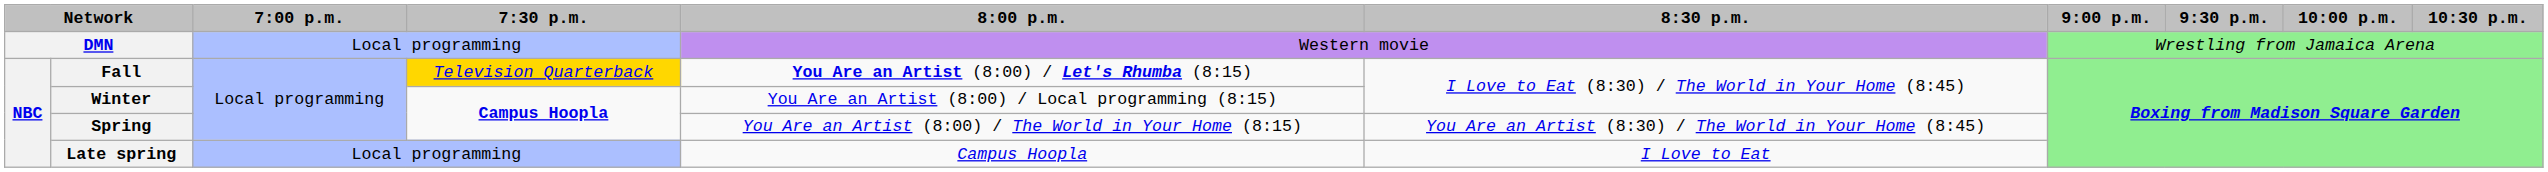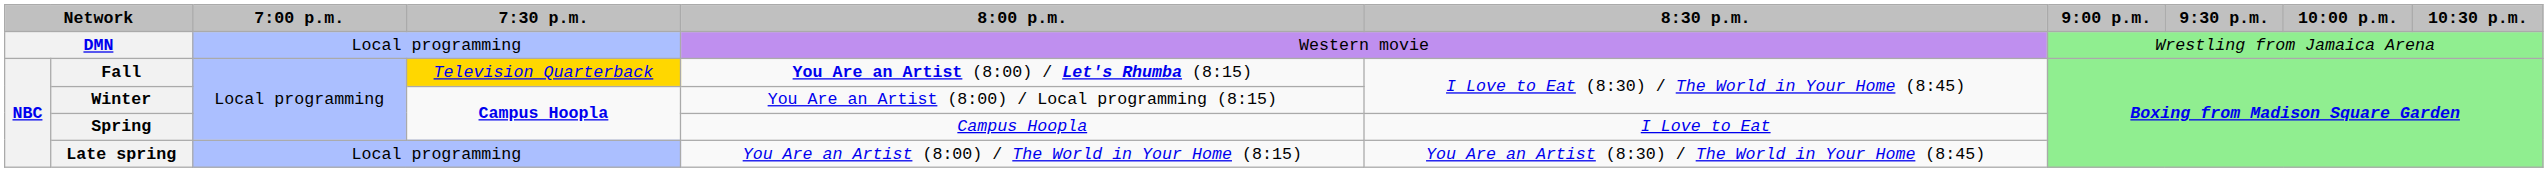(1022, 127) You Are an Artist (8:00) / The World in Your Home (8:15) -> (1022, 127) Campus Hoopla
(1706, 127) You Are an Artist (8:30) / The World in Your Home (8:45) -> (1706, 127) I Love to Eat
(1022, 154) Campus Hoopla -> (1022, 154) You Are an Artist (8:00) / The World in Your Home (8:15)
(1706, 154) I Love to Eat -> (1706, 154) You Are an Artist (8:30) / The World in Your Home (8:45)
